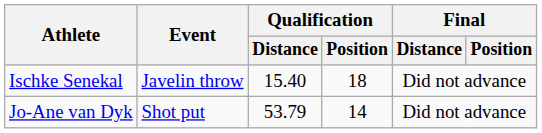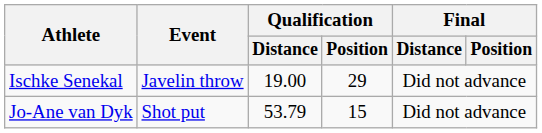(285, 80) 15.40 -> (285, 80) 19.00
(357, 80) 18 -> (357, 80) 29
(357, 112) 14 -> (357, 112) 15
